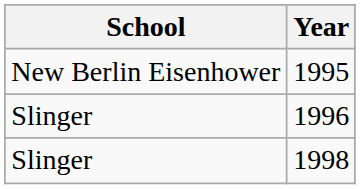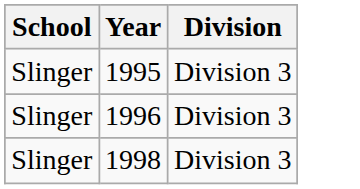+ column: (233, 26)
(146, 71) New Berlin Eisenhower -> (52, 71) Slinger
